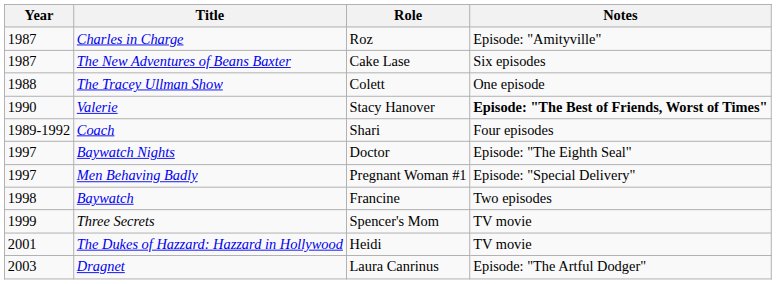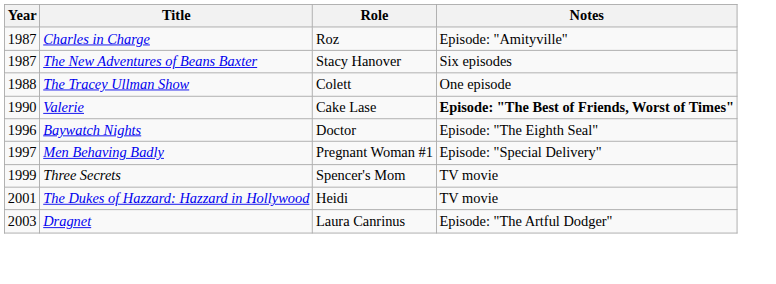(380, 61) Cake Lase -> (359, 61) Stacy Hanover
(392, 107) Stacy Hanover -> (346, 107) Cake Lase
- row: (96, 130)
(22, 152) 1997 -> (22, 130) 1996
- row: (105, 198)
